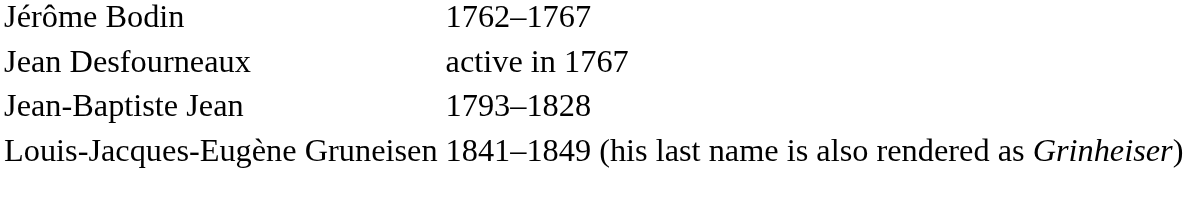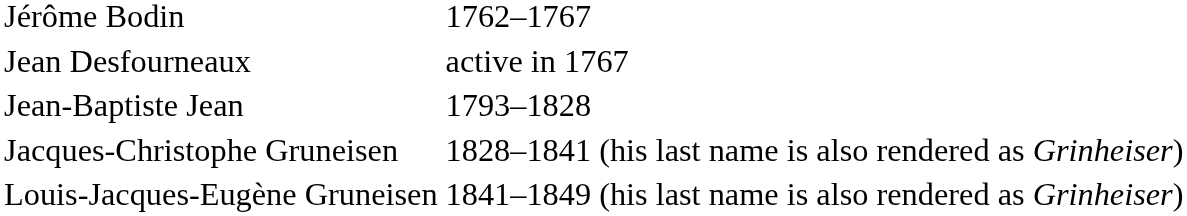+ row: (201, 150)
